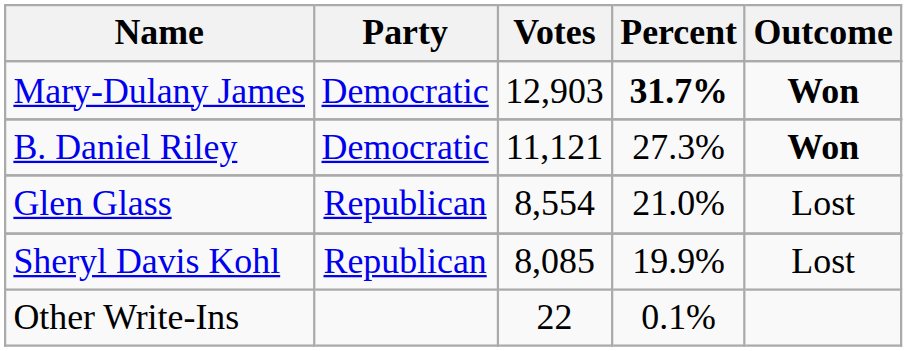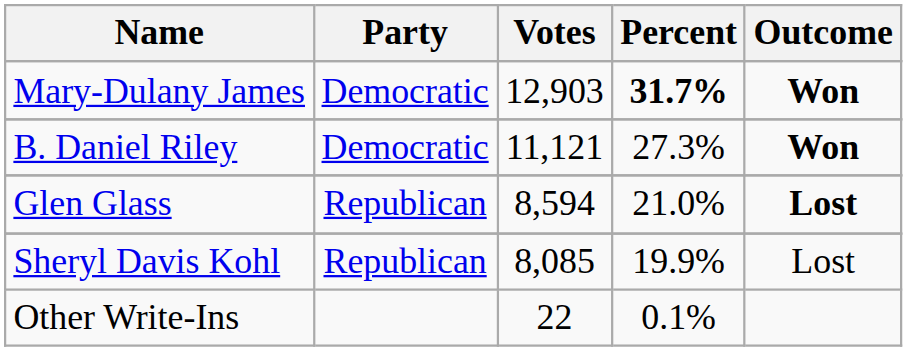(554, 203) 8,554 -> (554, 203) 8,594
(823, 203) normal -> (823, 203) bold
